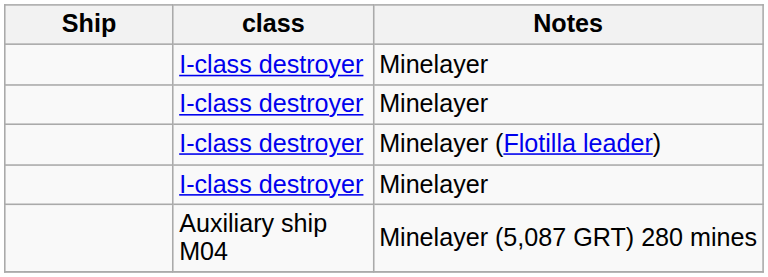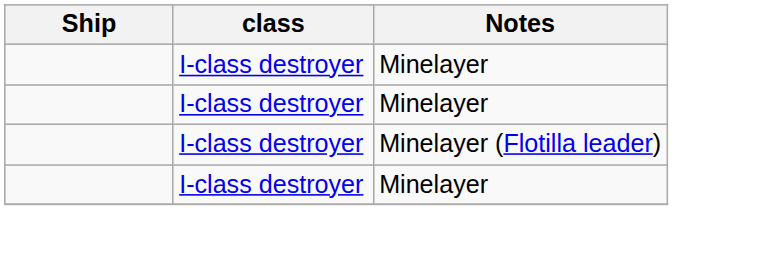- row: (253, 237)
